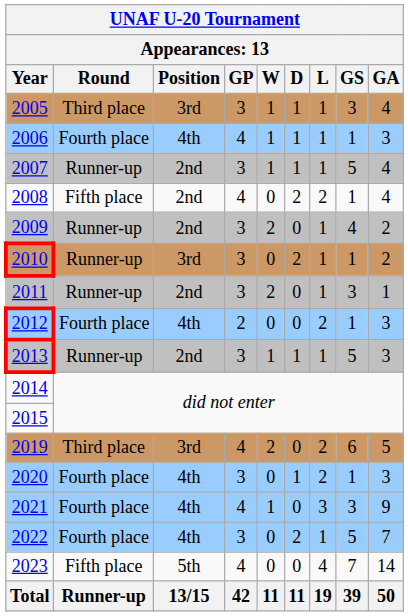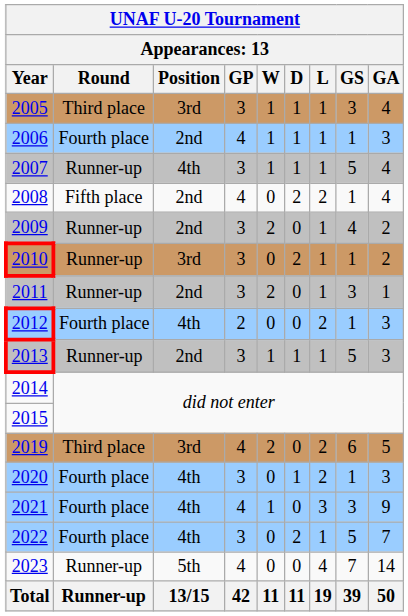(189, 138) 4th -> (189, 138) 2nd
(189, 168) 2nd -> (189, 168) 4th
(104, 566) Fifth place -> (104, 566) Runner-up
